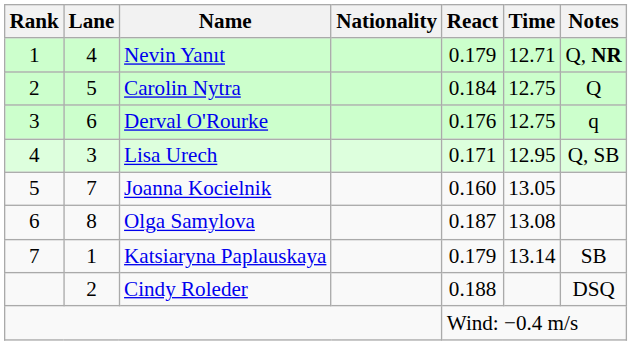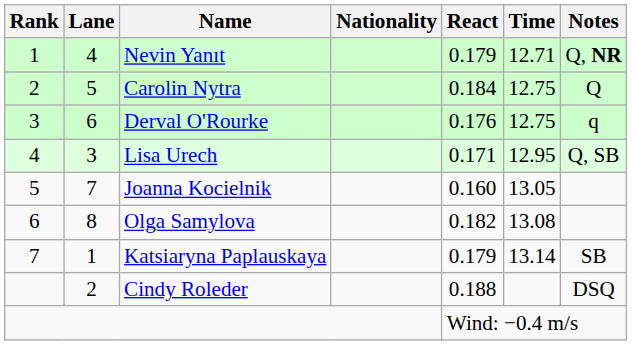(473, 222) 0.187 -> (473, 222) 0.182
